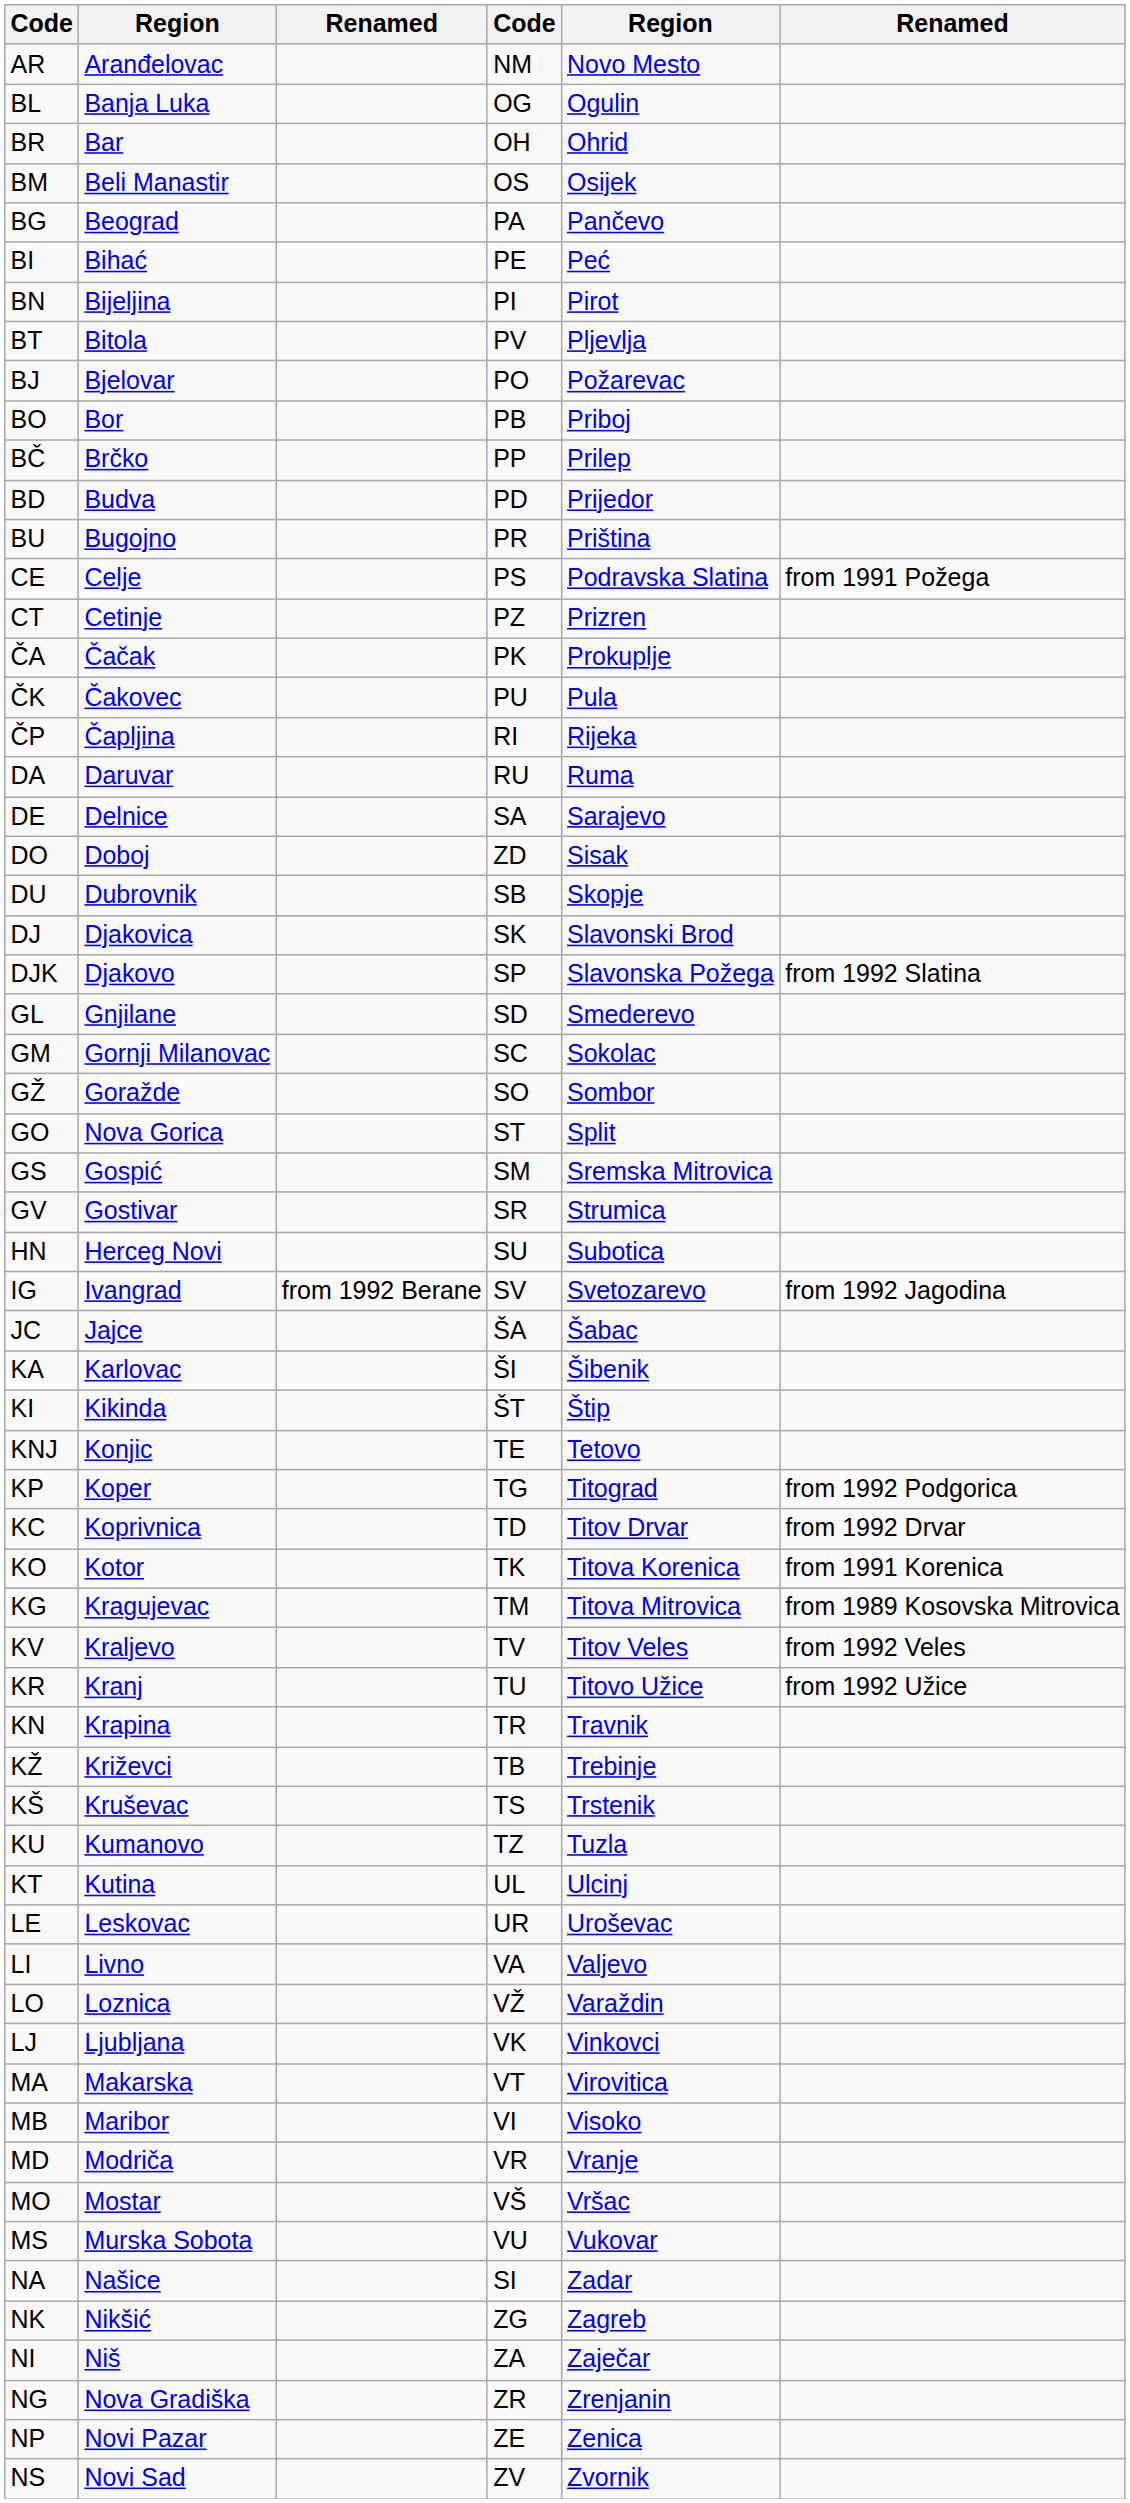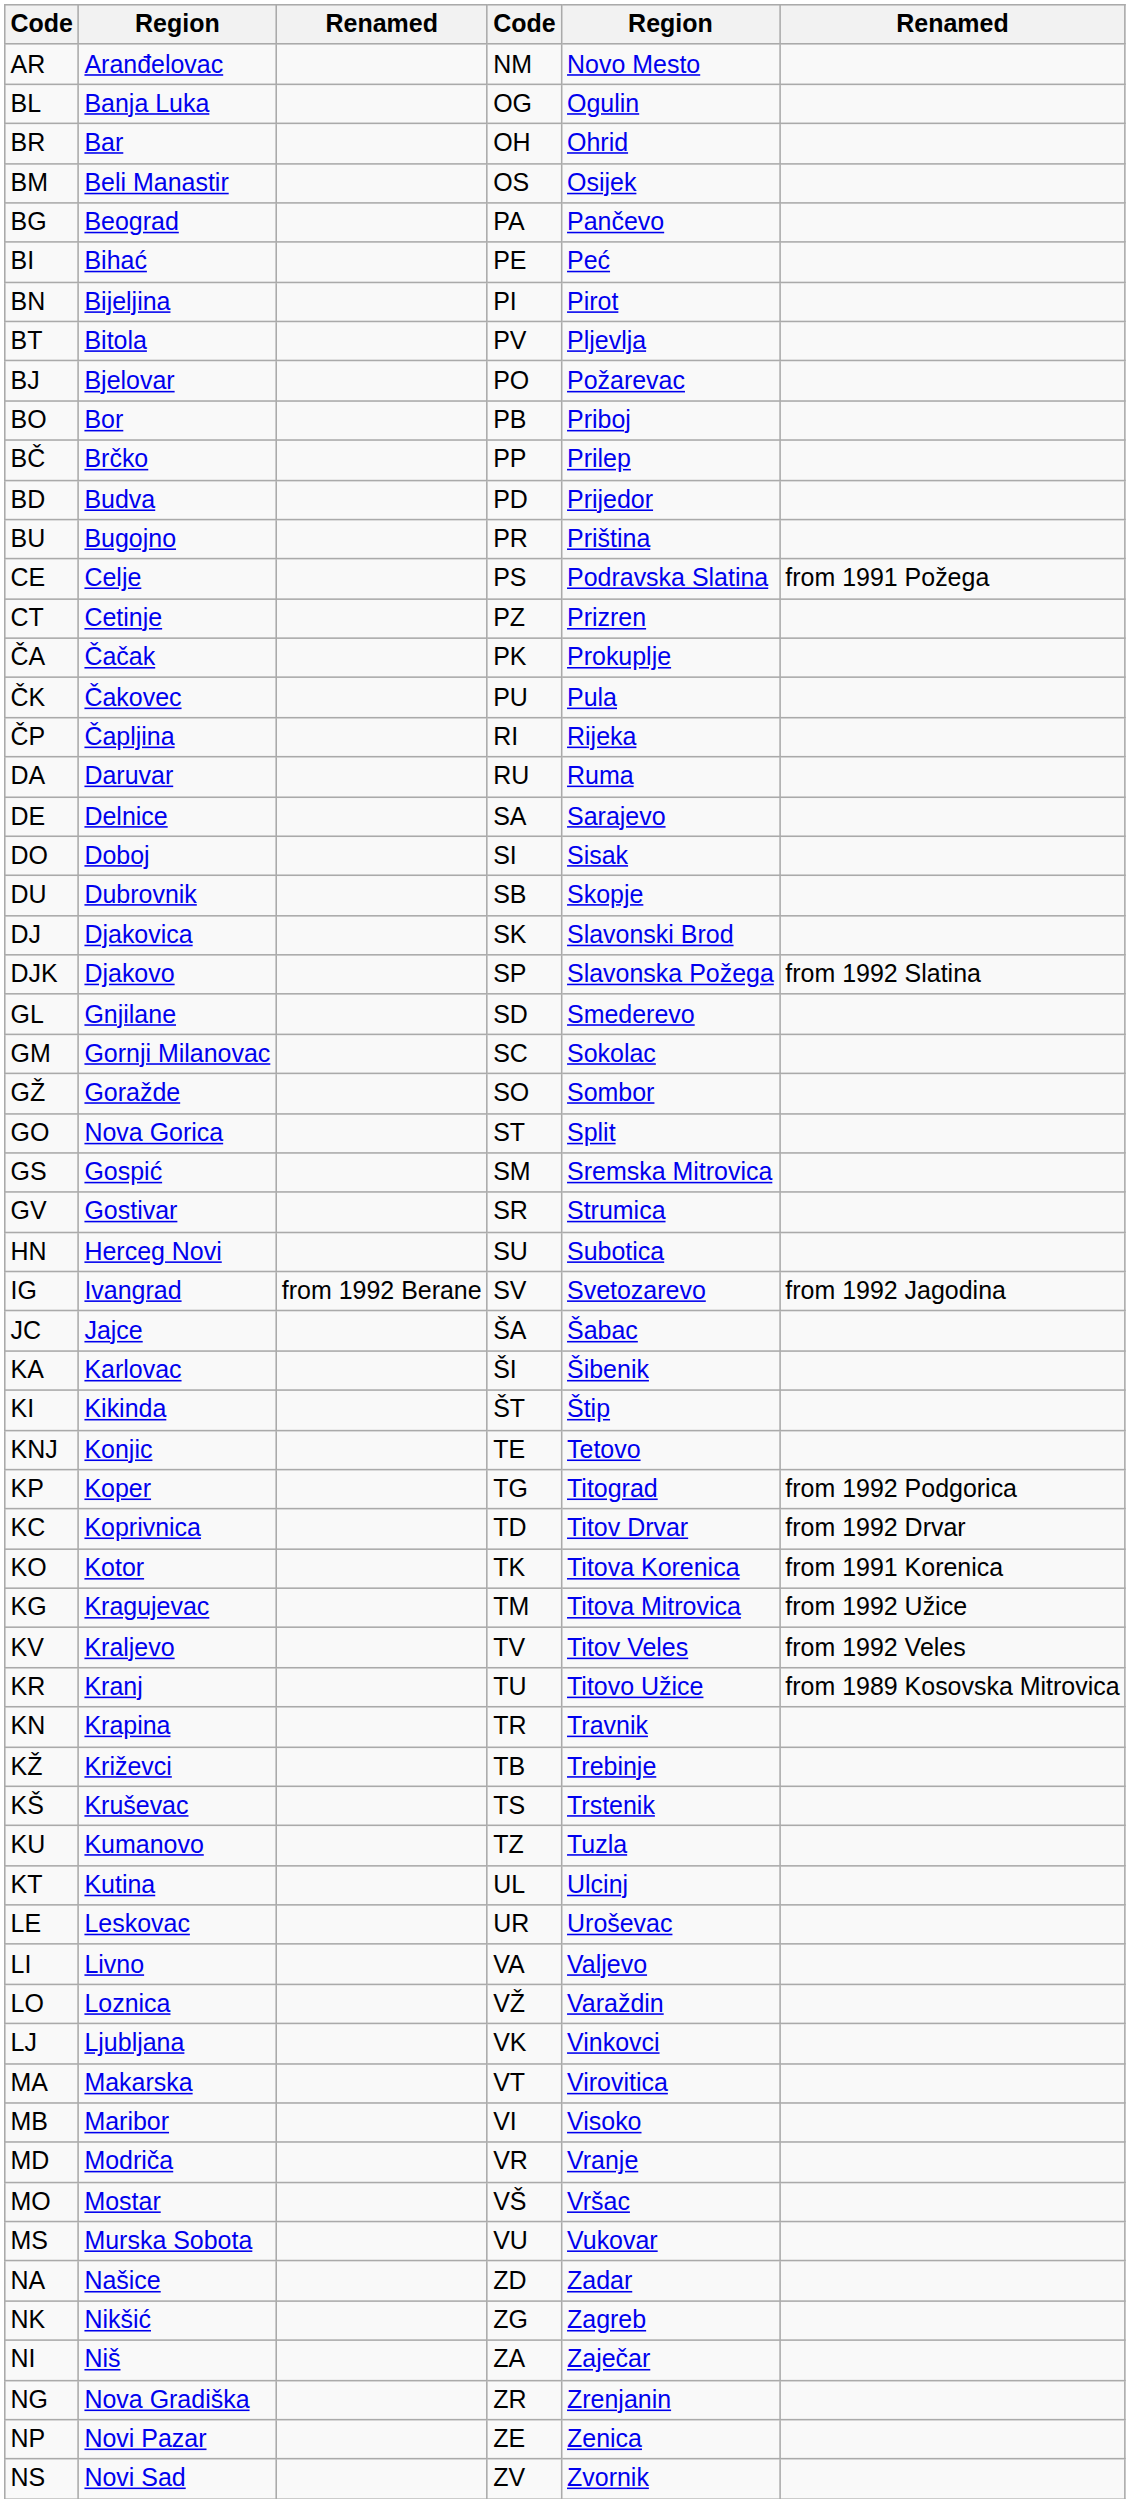(510, 855) ZD -> (505, 855) SI
(952, 1607) from 1989 Kosovska Mitrovica -> (876, 1607) from 1992 Užice
(876, 1686) from 1992 Užice -> (952, 1686) from 1989 Kosovska Mitrovica
(505, 2280) SI -> (510, 2280) ZD
